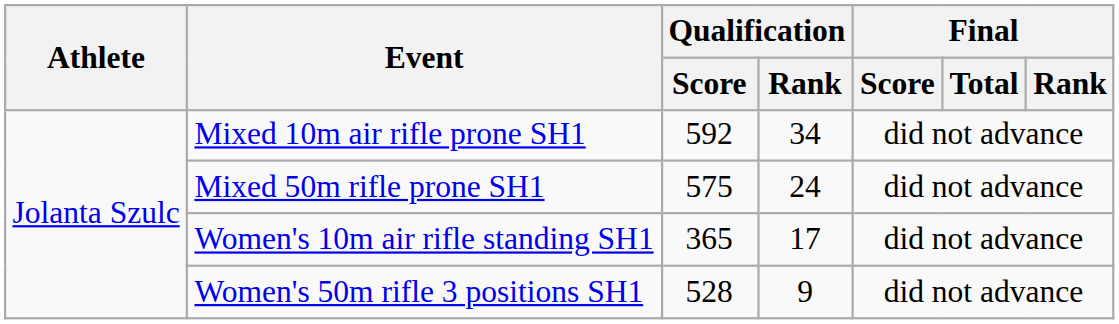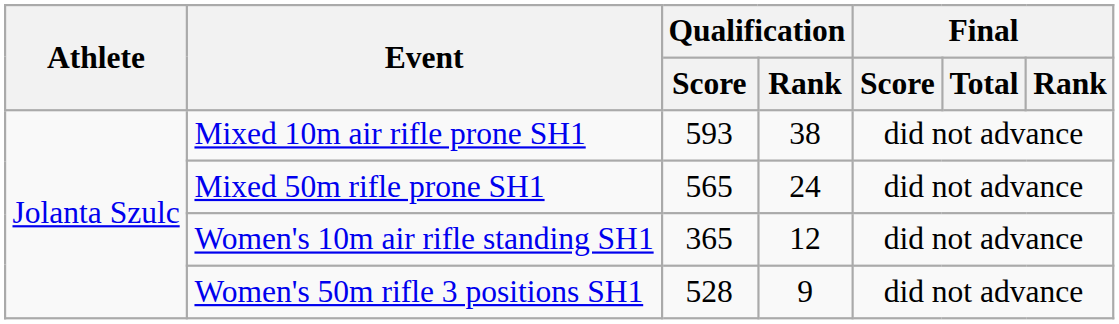(709, 134) 592 -> (709, 134) 593
(805, 134) 34 -> (805, 134) 38
(709, 186) 575 -> (709, 186) 565
(805, 238) 17 -> (805, 238) 12
